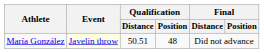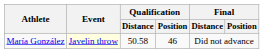(138, 41) 50.51 -> (138, 41) 50.58
(173, 41) 48 -> (173, 41) 46
